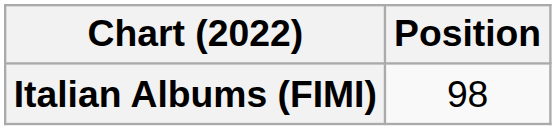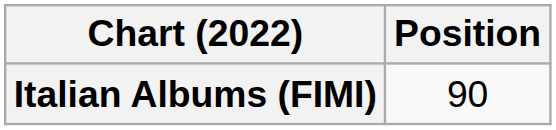(468, 93) 98 -> (468, 93) 90
